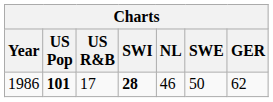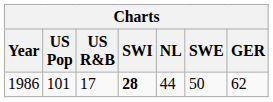(58, 84) bold -> (58, 84) normal
(168, 84) 46 -> (168, 84) 44
